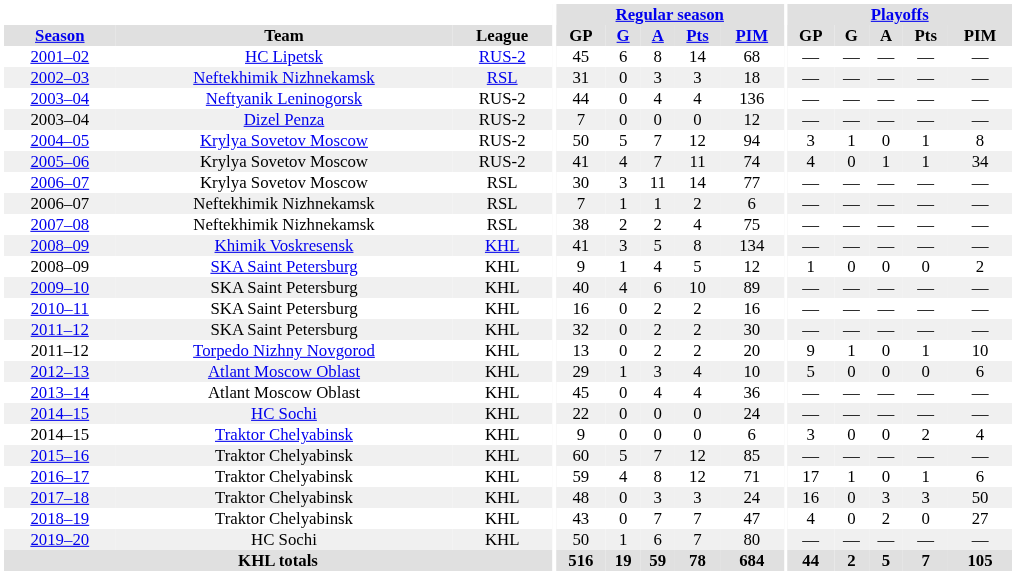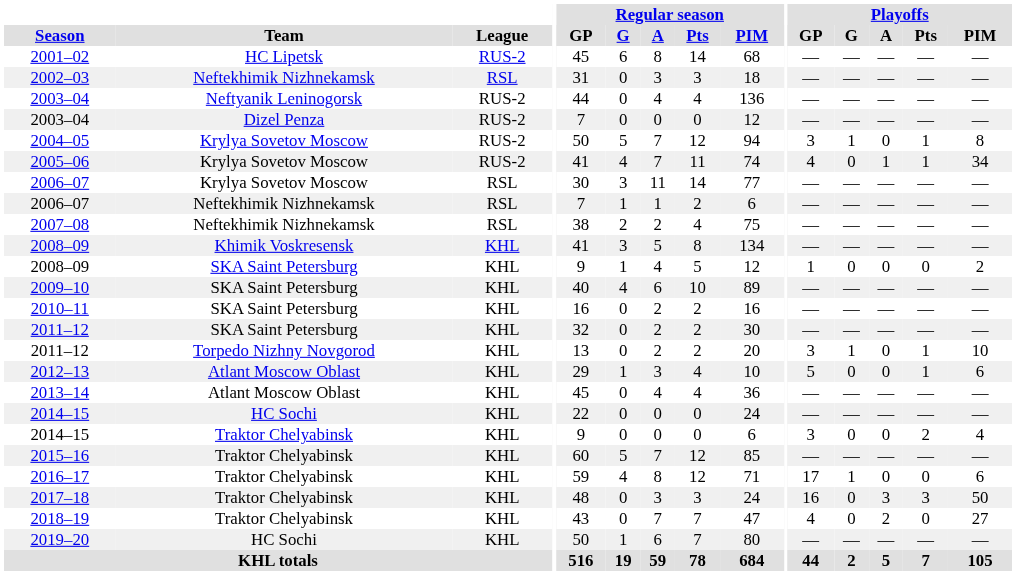(811, 350) 9 -> (811, 350) 3
(926, 371) 0 -> (926, 371) 1
(926, 476) 1 -> (926, 476) 0
